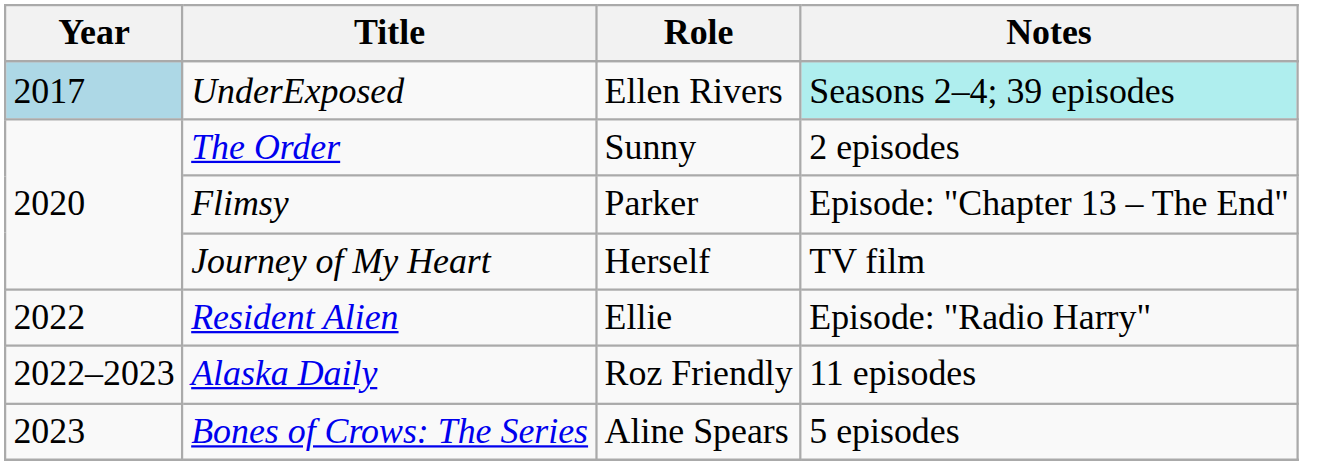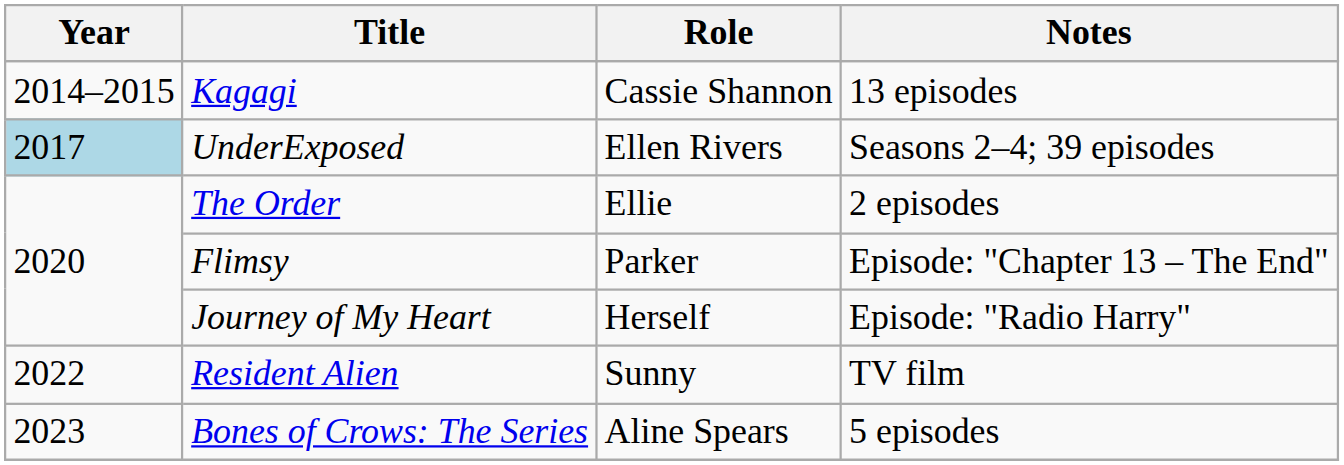+ row: (244, 89)
(992, 89) paleturquoise background -> (1032, 146) no background
(650, 146) Sunny -> (638, 203) Ellie
(867, 260) TV film -> (1020, 317) Episode: "Radio Harry"
(638, 317) Ellie -> (650, 373) Sunny
(980, 317) Episode: "Radio Harry" -> (907, 373) TV film
- row: (284, 373)
